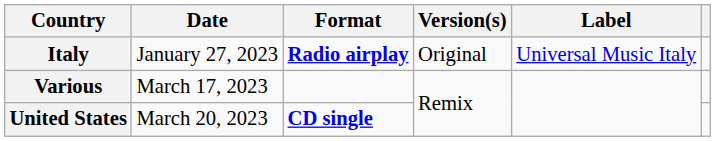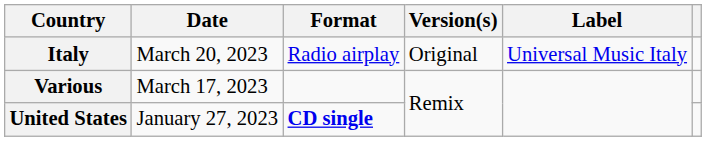(207, 53) January 27, 2023 -> (202, 53) March 20, 2023
(348, 53) bold -> (343, 53) normal
(202, 119) March 20, 2023 -> (207, 119) January 27, 2023
